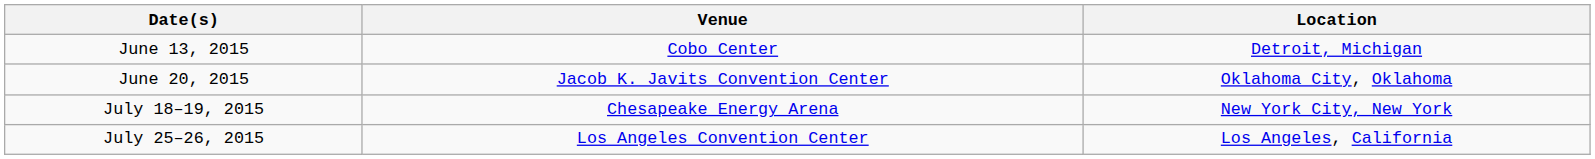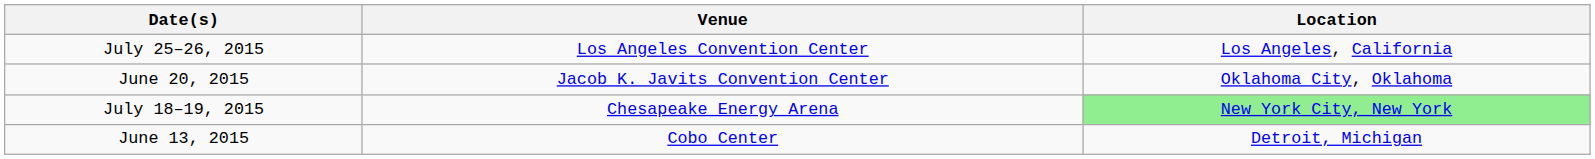rows swapped: (184, 50) <-> (184, 139)
(1337, 109) no background -> (1337, 109) lightgreen background
